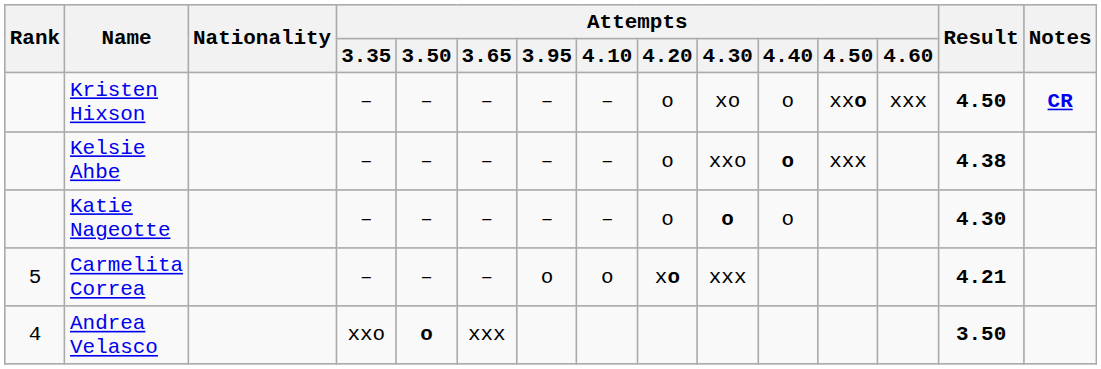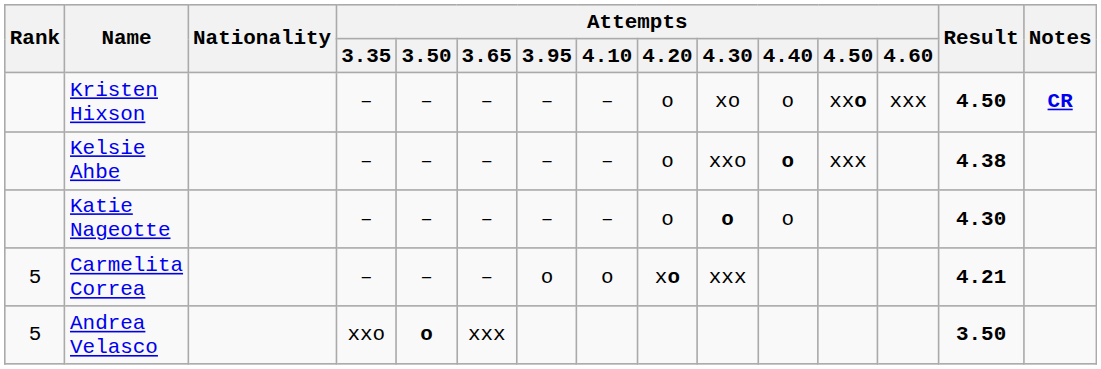(35, 335) 4 -> (35, 335) 5
